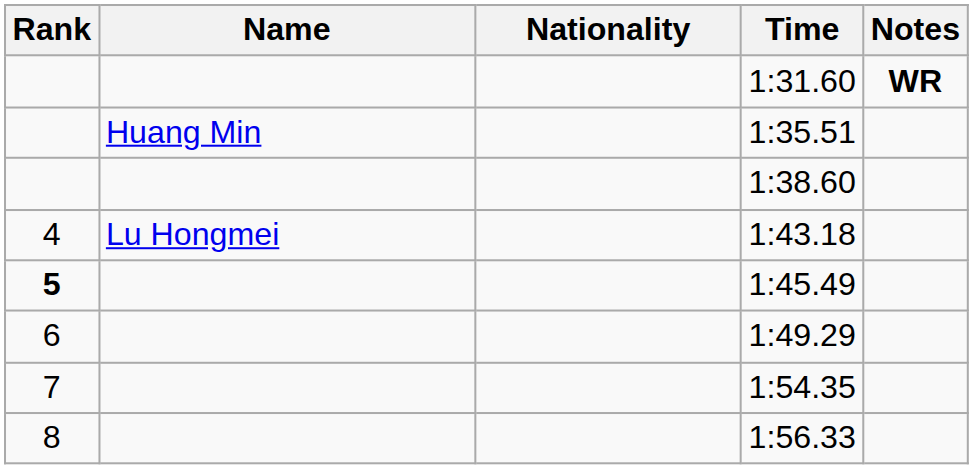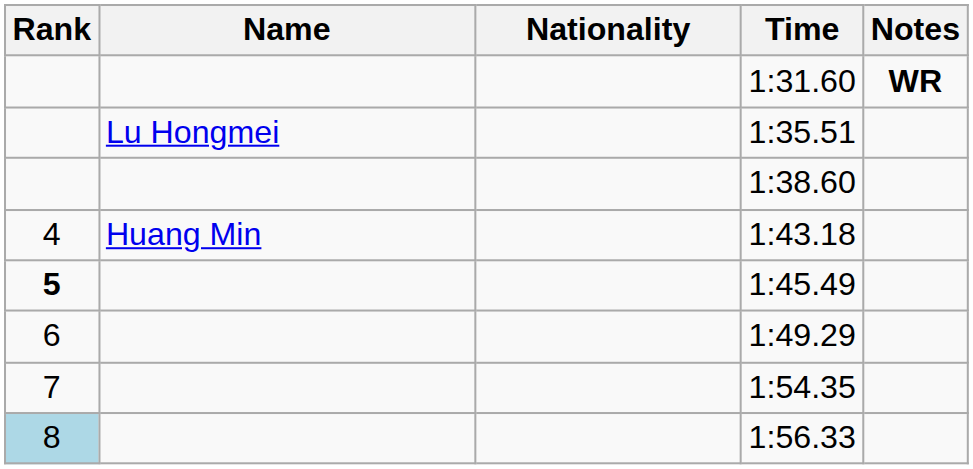(184, 132) Huang Min -> (193, 132) Lu Hongmei
(193, 234) Lu Hongmei -> (184, 234) Huang Min
(52, 438) no background -> (52, 438) lightblue background
